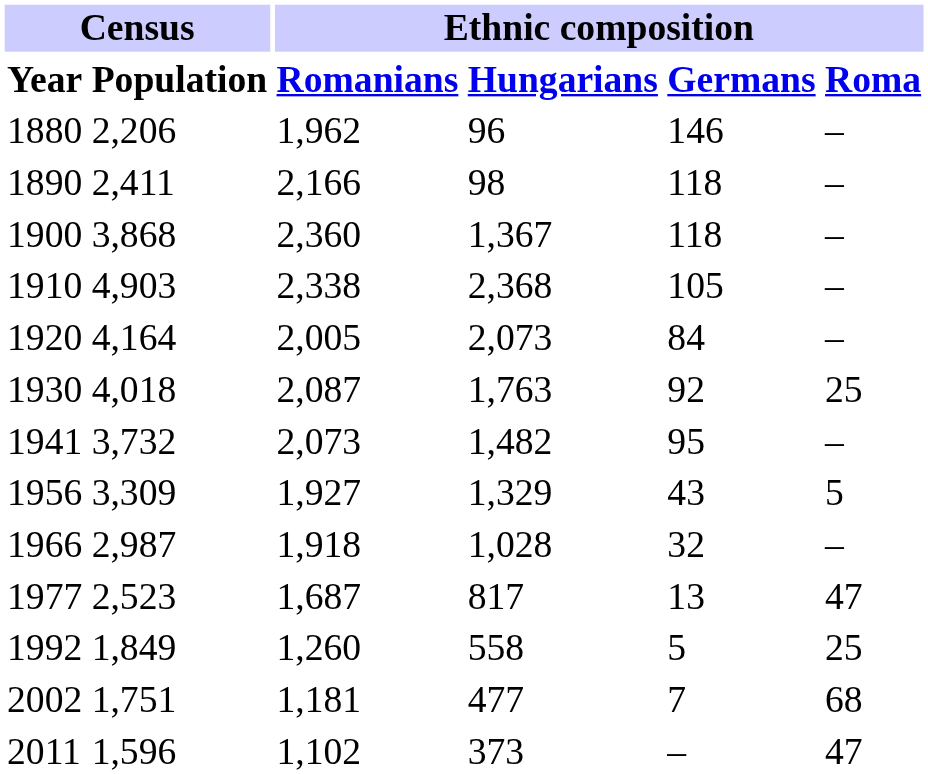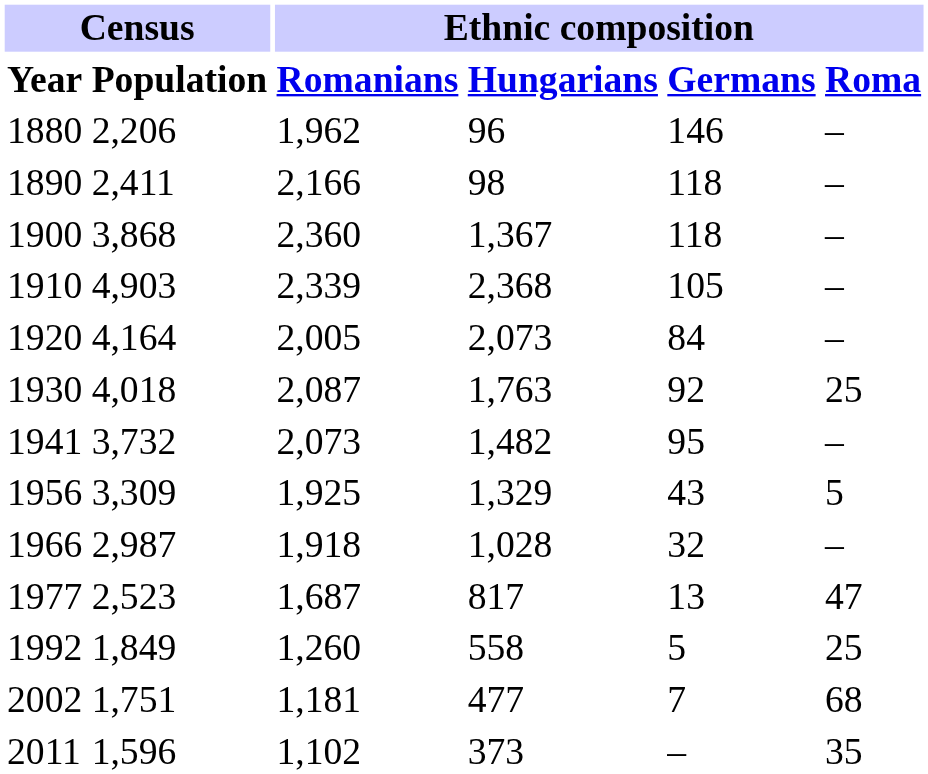(319, 286) 2,338 -> (319, 286) 2,339
(319, 492) 1,927 -> (319, 492) 1,925
(844, 751) 47 -> (844, 751) 35
